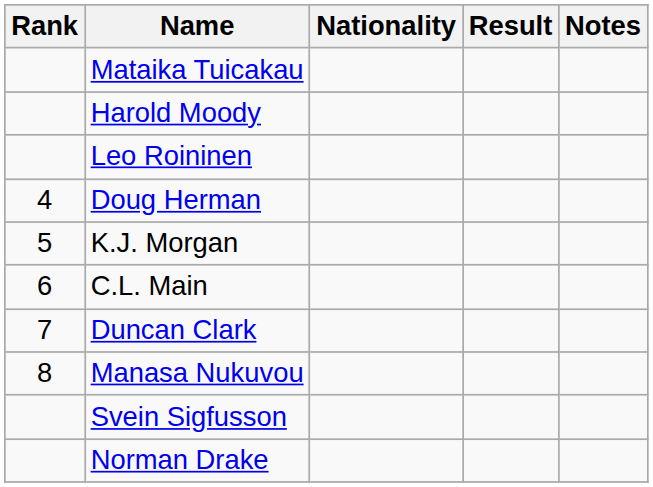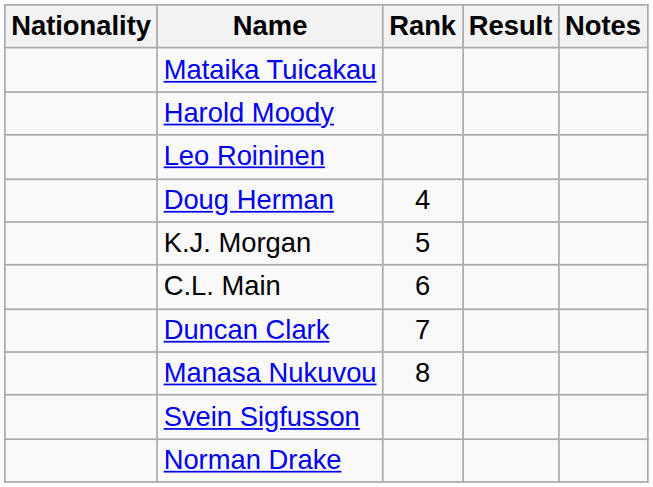columns swapped: (45, 26) <-> (386, 26)
